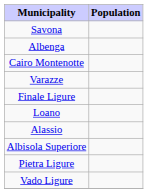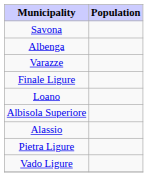- row: (46, 63)
rows swapped: (46, 130) <-> (47, 146)
